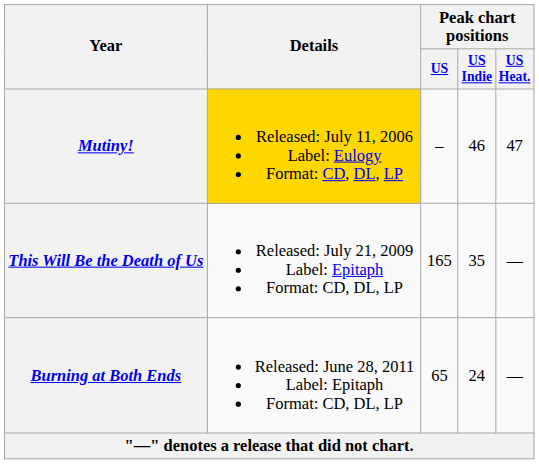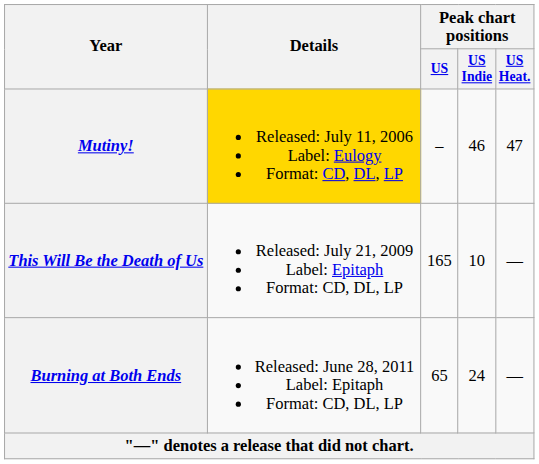(477, 260) 35 -> (477, 260) 10
